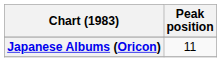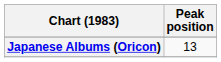(190, 47) 11 -> (190, 47) 13
